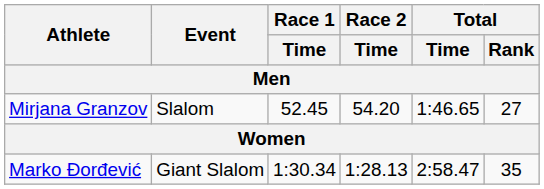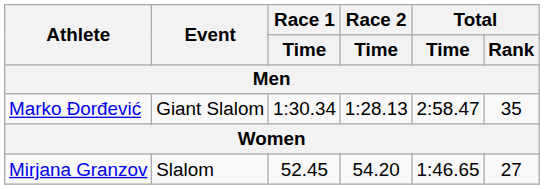rows swapped: (75, 169) <-> (78, 109)
